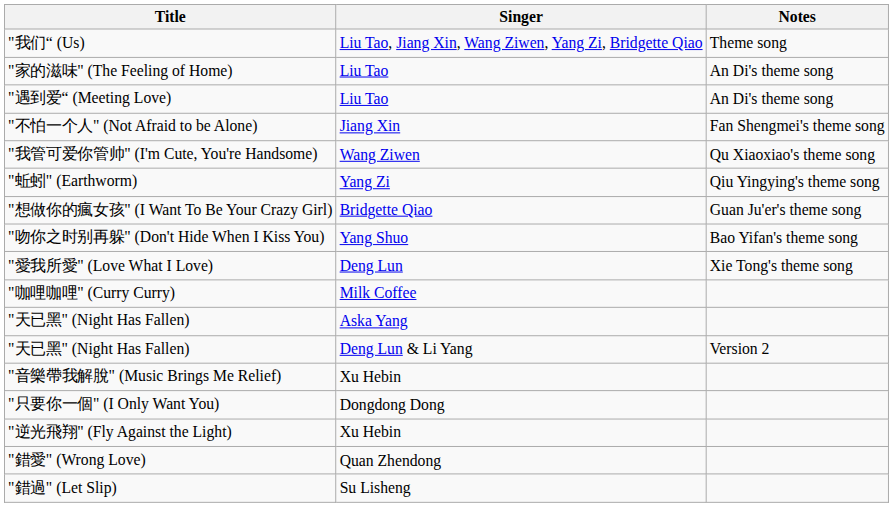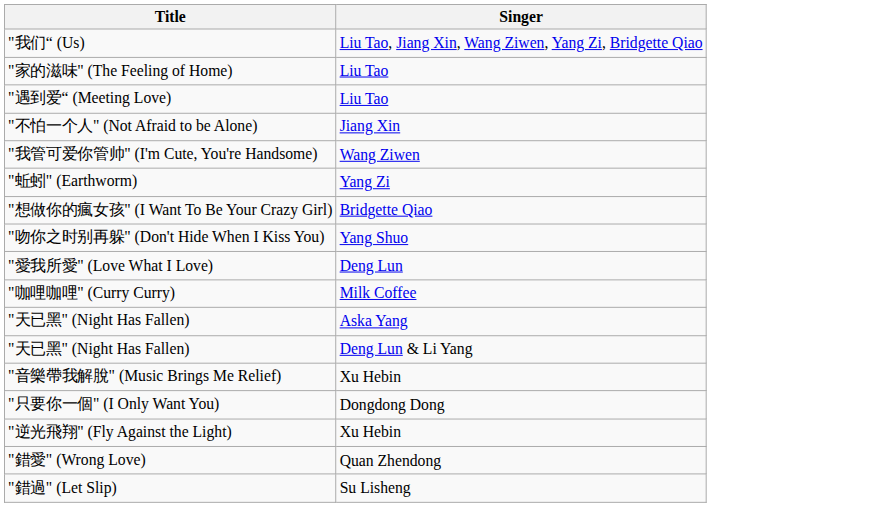- column: (797, 16)
